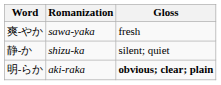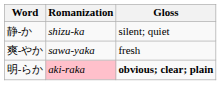rows swapped: (20, 50) <-> (25, 31)
(67, 69) no background -> (67, 69) pink background
